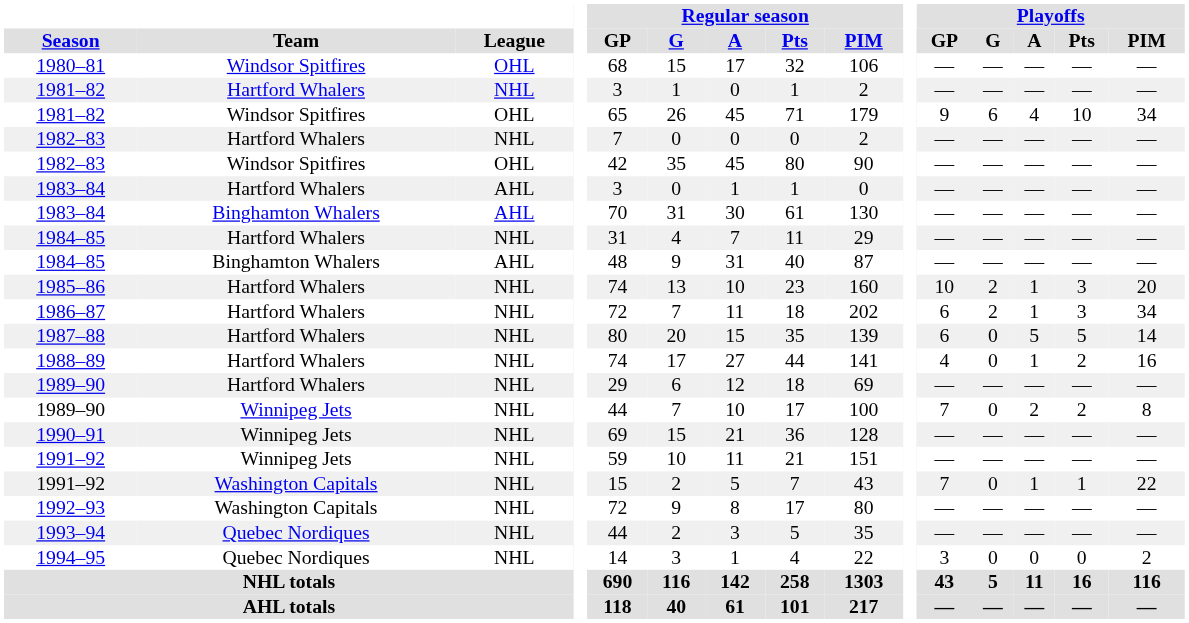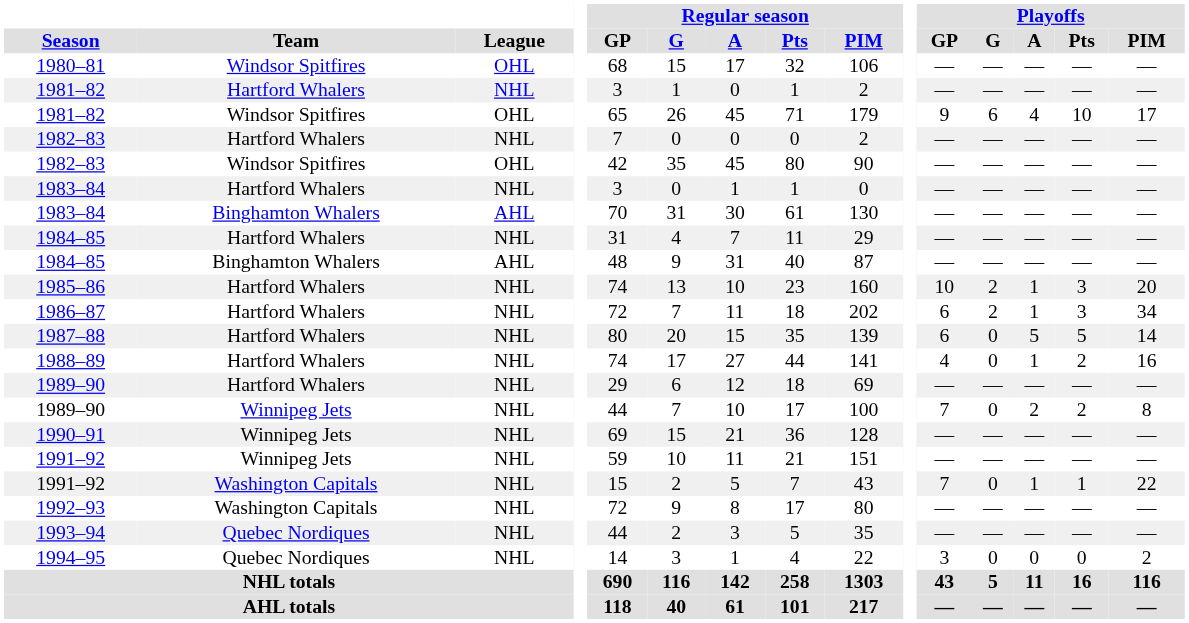(1147, 114) 34 -> (1147, 114) 17
(514, 188) AHL -> (514, 188) NHL
